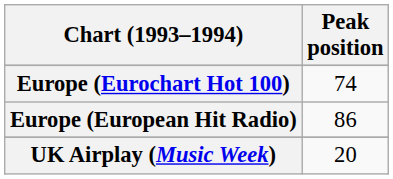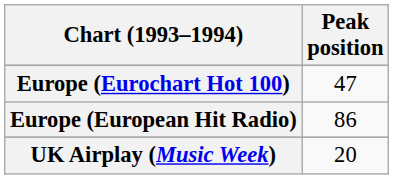(345, 83) 74 -> (345, 83) 47
